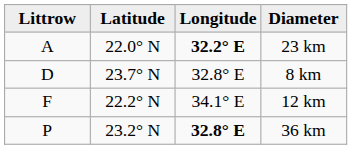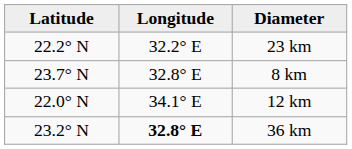- column: (47, 18)
(133, 46) 22.0° N -> (61, 46) 22.2° N
(218, 46) bold -> (175, 46) normal
(133, 102) 22.2° N -> (61, 102) 22.0° N
